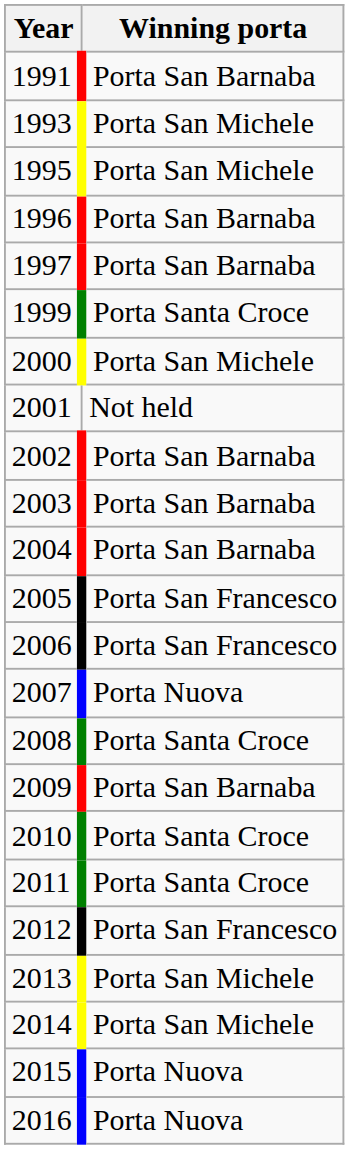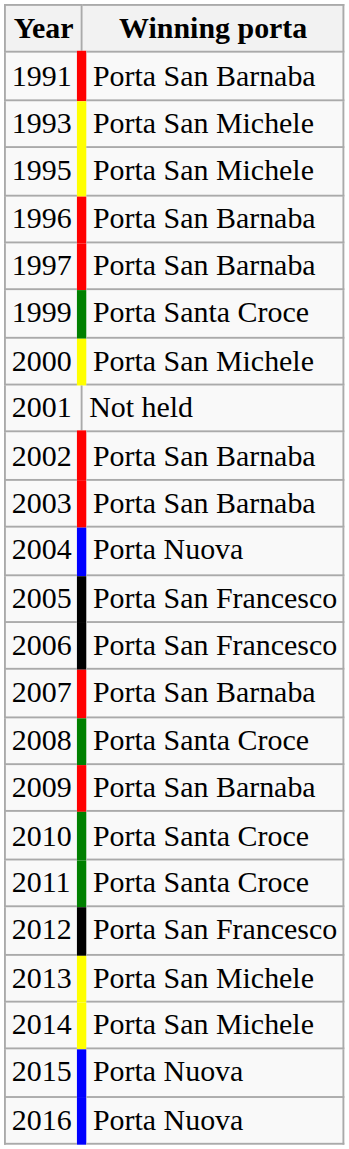(204, 550) Porta San Barnaba -> (168, 550) Porta Nuova
(168, 692) Porta Nuova -> (204, 692) Porta San Barnaba
